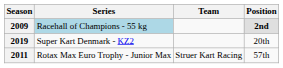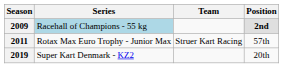rows swapped: (19, 55) <-> (19, 40)
